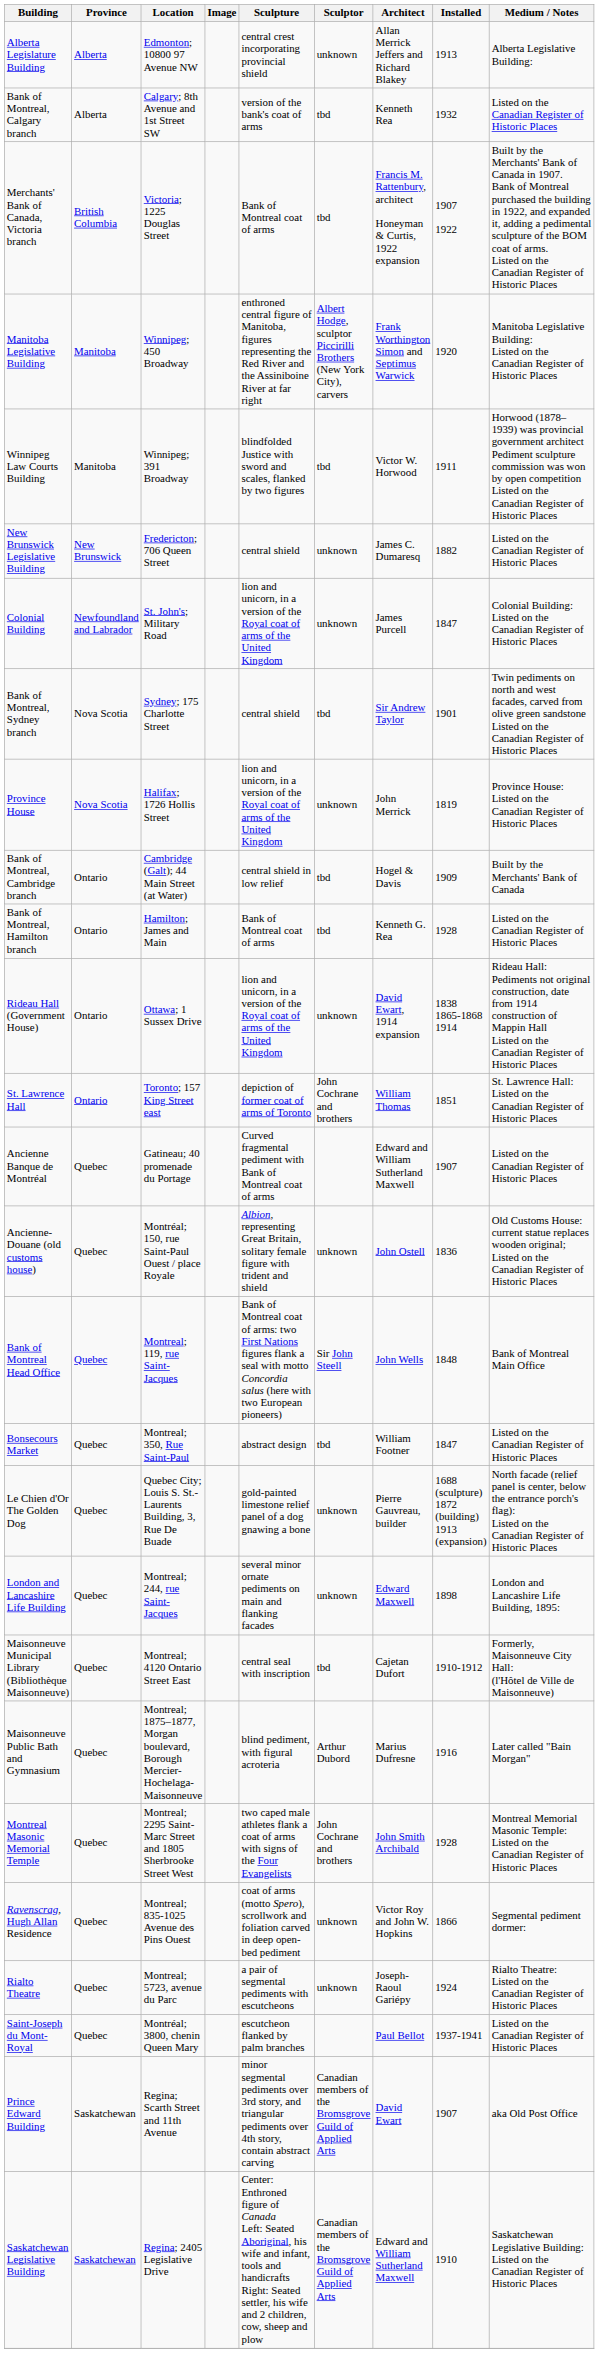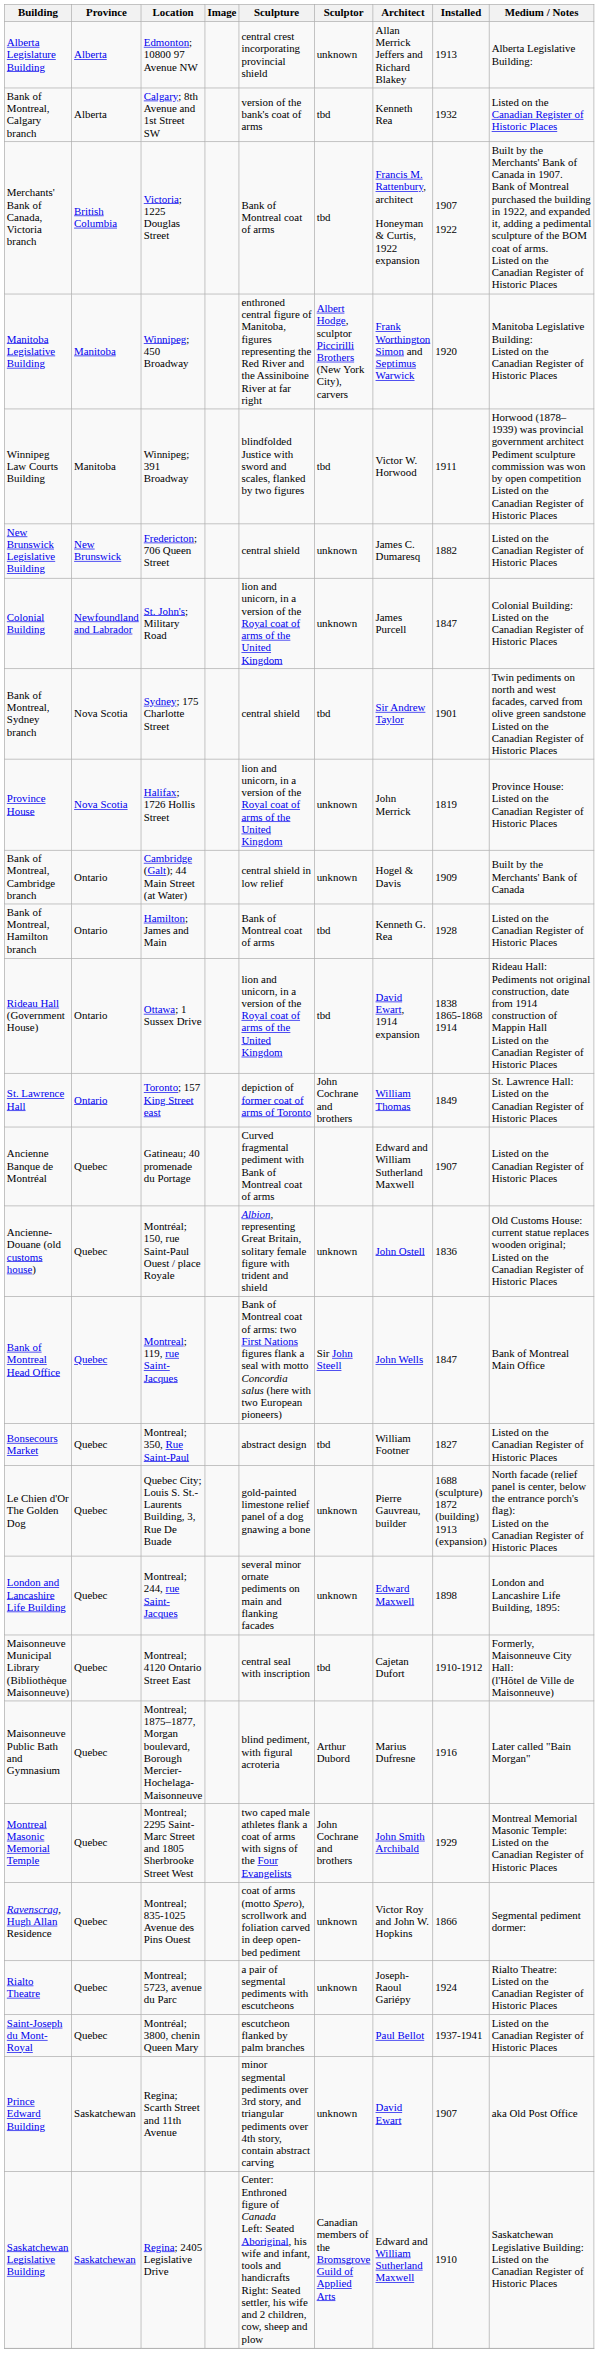(324, 877) tbd -> (337, 877) unknown
(337, 1015) unknown -> (324, 1015) tbd
(446, 1100) 1851 -> (446, 1100) 1849
(446, 1360) 1848 -> (446, 1360) 1847
(446, 1444) 1847 -> (446, 1444) 1827
(446, 1843) 1928 -> (446, 1843) 1929
(344, 2114) Canadian members of the Bromsgrove Guild of Applied Arts -> (337, 2114) unknown
